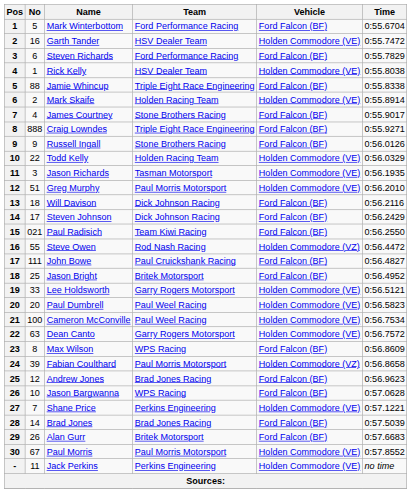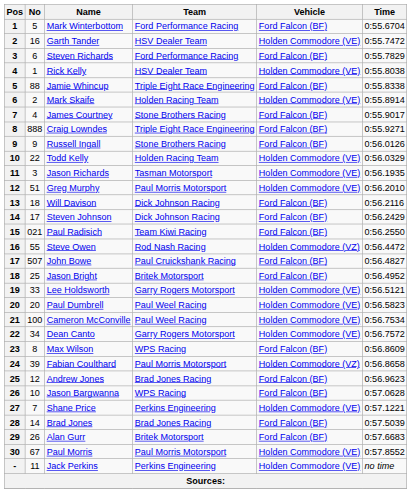(35, 261) 111 -> (35, 261) 507
(35, 334) 63 -> (35, 334) 34
